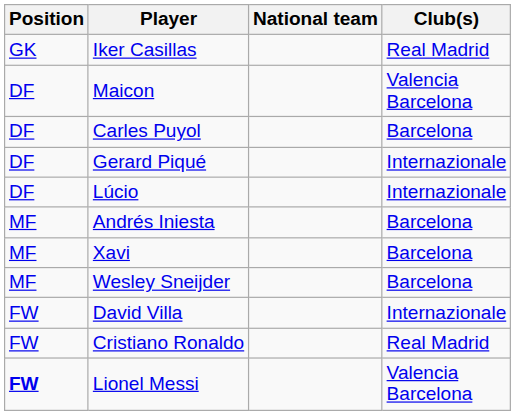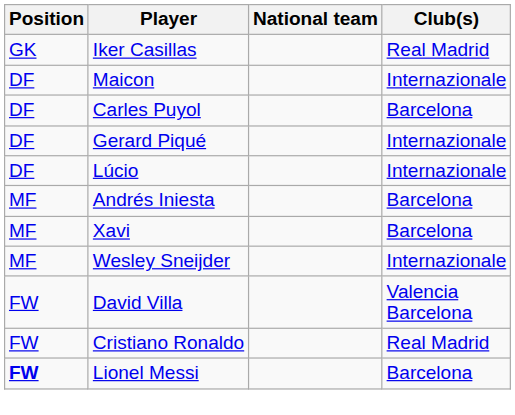(429, 90) Valencia Barcelona -> (446, 79) Internazionale
(429, 282) Barcelona -> (446, 261) Internazionale
(446, 312) Internazionale -> (429, 302) Valencia Barcelona
(429, 383) Valencia Barcelona -> (429, 373) Barcelona
